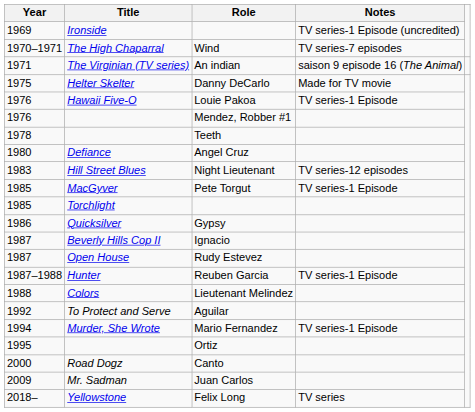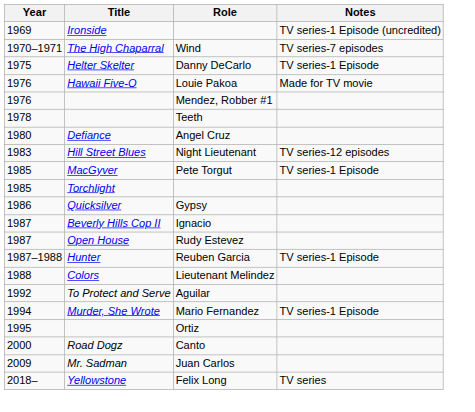- row: (128, 65)
(345, 83) Made for TV movie -> (329, 65) TV series-1 Episode
(348, 100) TV series-1 Episode -> (326, 83) Made for TV movie
